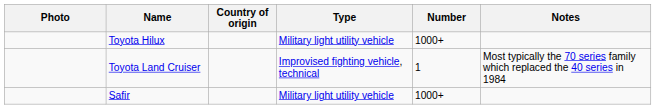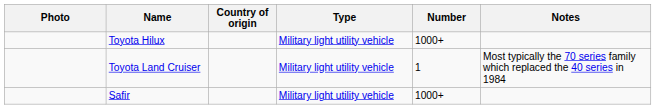(341, 68) Improvised fighting vehicle, technical -> (336, 68) Military light utility vehicle
